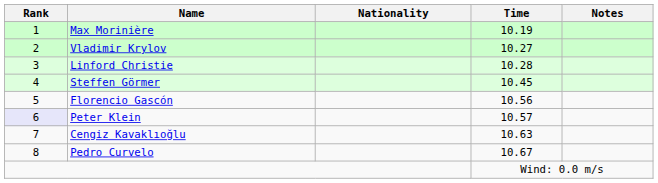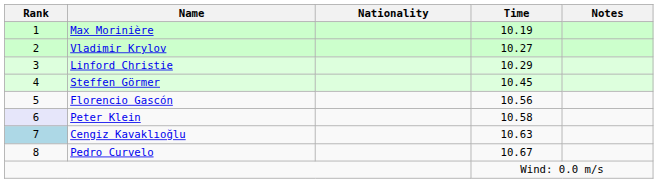(517, 65) 10.28 -> (517, 65) 10.29
(517, 117) 10.57 -> (517, 117) 10.58
(36, 135) no background -> (36, 135) lightblue background
